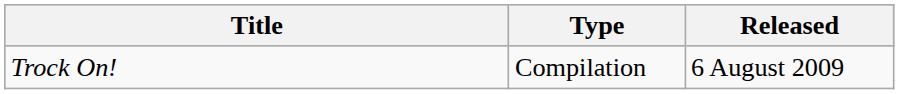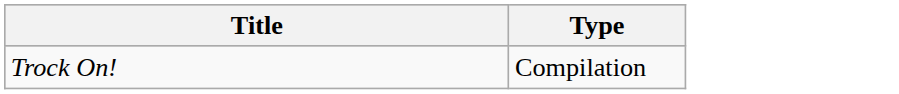- column: (789, 25)
